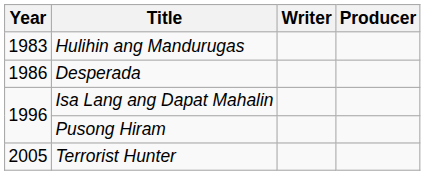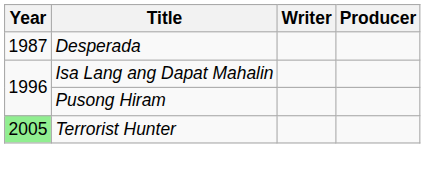- row: (150, 45)
(28, 73) 1986 -> (28, 45) 1987
(28, 156) no background -> (28, 128) lightgreen background
